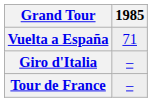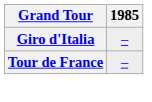- row: (58, 39)
